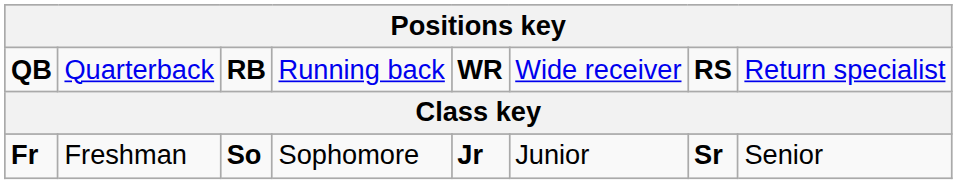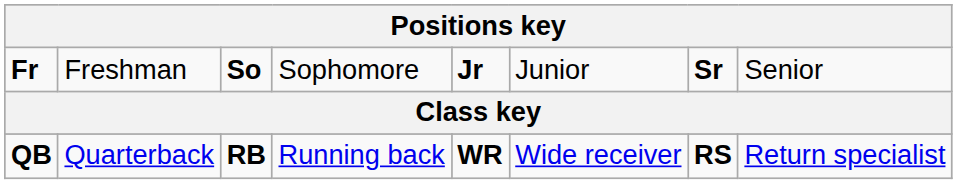rows swapped: (32, 69) <-> (25, 155)
